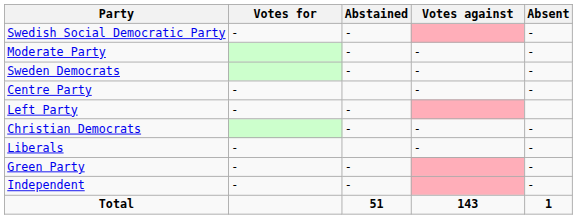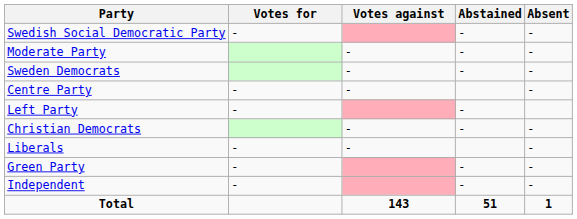columns swapped: (468, 14) <-> (376, 14)
